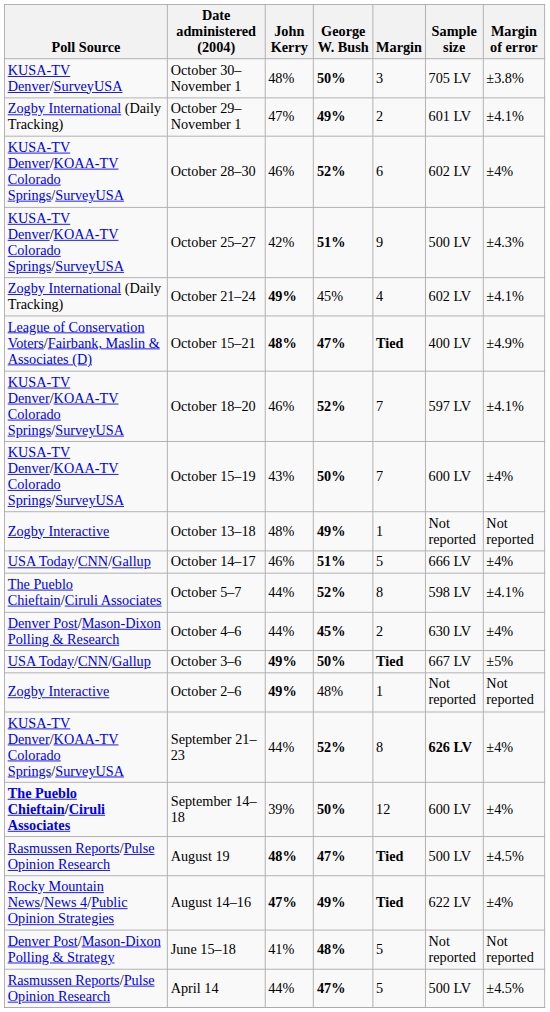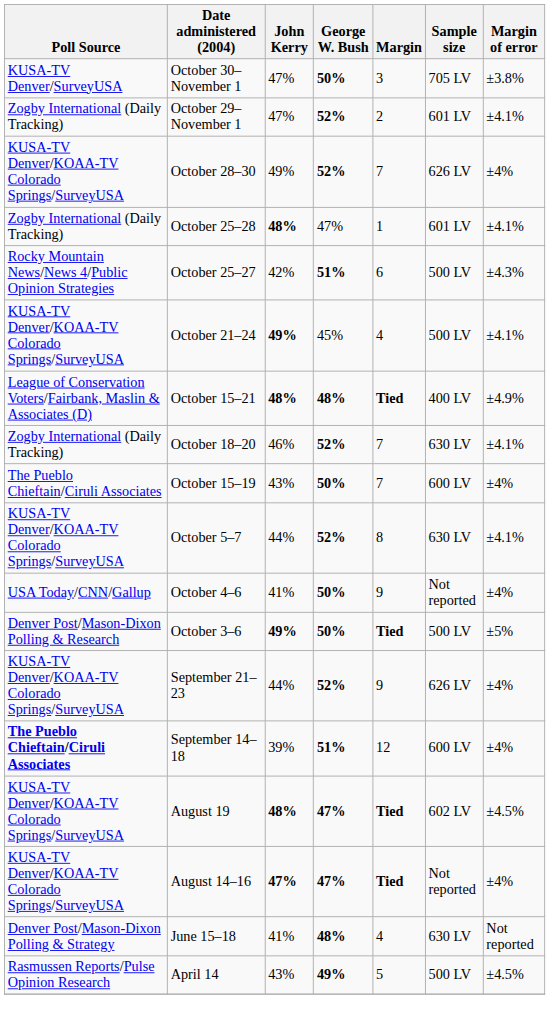(281, 78) 48% -> (281, 78) 47%
(331, 117) 49% -> (331, 117) 52%
(281, 171) 46% -> (281, 171) 49%
(380, 171) 6 -> (380, 171) 7
(450, 171) 602 LV -> (450, 171) 626 LV
+ row: (213, 226)
(66, 242) KUSA-TV Denver/KOAA-TV Colorado Springs/SurveyUSA -> (68, 272) Rocky Mountain News/News 4/Public Opinion Strategies
(380, 242) 9 -> (380, 272) 6
(84, 296) Zogby International (Daily Tracking) -> (66, 335) KUSA-TV Denver/KOAA-TV Colorado Springs/SurveyUSA
(450, 296) 602 LV -> (450, 335) 500 LV
(331, 343) 47% -> (331, 398) 48%
(66, 406) KUSA-TV Denver/KOAA-TV Colorado Springs/SurveyUSA -> (84, 444) Zogby International (Daily Tracking)
(450, 406) 597 LV -> (450, 444) 630 LV
(66, 476) KUSA-TV Denver/KOAA-TV Colorado Springs/SurveyUSA -> (85, 483) The Pueblo Chieftain/Ciruli Associates
- row: (213, 531)
- row: (213, 562)
(85, 592) The Pueblo Chieftain/Ciruli Associates -> (66, 537) KUSA-TV Denver/KOAA-TV Colorado Springs/SurveyUSA
(450, 592) 598 LV -> (450, 537) 630 LV
(84, 631) Denver Post/Mason-Dixon Polling & Research -> (79, 592) USA Today/CNN/Gallup
(281, 631) 44% -> (281, 592) 41%
(331, 631) 45% -> (331, 592) 50%
(380, 631) 2 -> (380, 592) 9
(450, 631) 630 LV -> (452, 592) Not reported
(79, 661) USA Today/CNN/Gallup -> (84, 631) Denver Post/Mason-Dixon Polling & Research
(450, 661) 667 LV -> (450, 631) 500 LV
- row: (206, 692)
(380, 747) 8 -> (380, 685) 9
(450, 747) bold -> (450, 685) normal
(331, 809) 50% -> (331, 748) 51%
(81, 856) Rasmussen Reports/Pulse Opinion Research -> (66, 811) KUSA-TV Denver/KOAA-TV Colorado Springs/SurveyUSA
(450, 856) 500 LV -> (450, 811) 602 LV
(68, 902) Rocky Mountain News/News 4/Public Opinion Strategies -> (66, 881) KUSA-TV Denver/KOAA-TV Colorado Springs/SurveyUSA
(331, 902) 49% -> (331, 881) 47%
(450, 902) 622 LV -> (452, 881) Not reported
(380, 949) 5 -> (380, 936) 4
(452, 949) Not reported -> (450, 936) 630 LV
(281, 988) 44% -> (281, 974) 43%
(331, 988) 47% -> (331, 974) 49%
